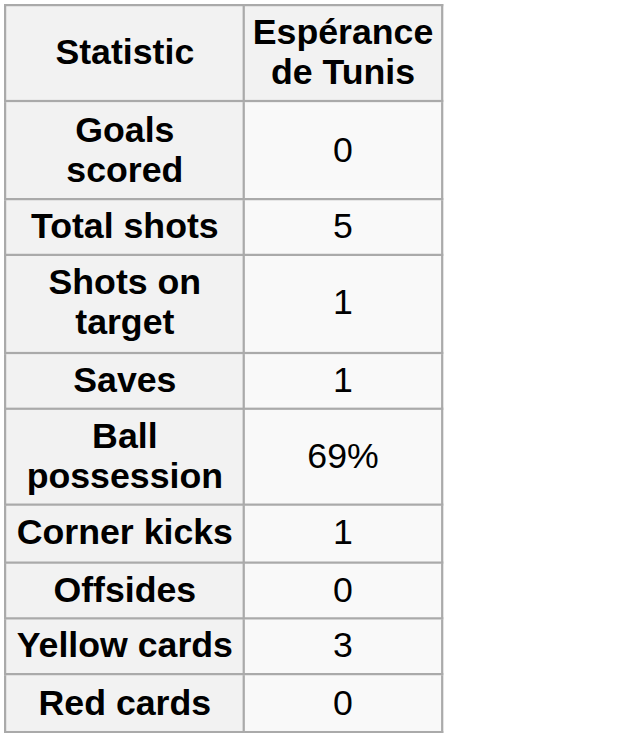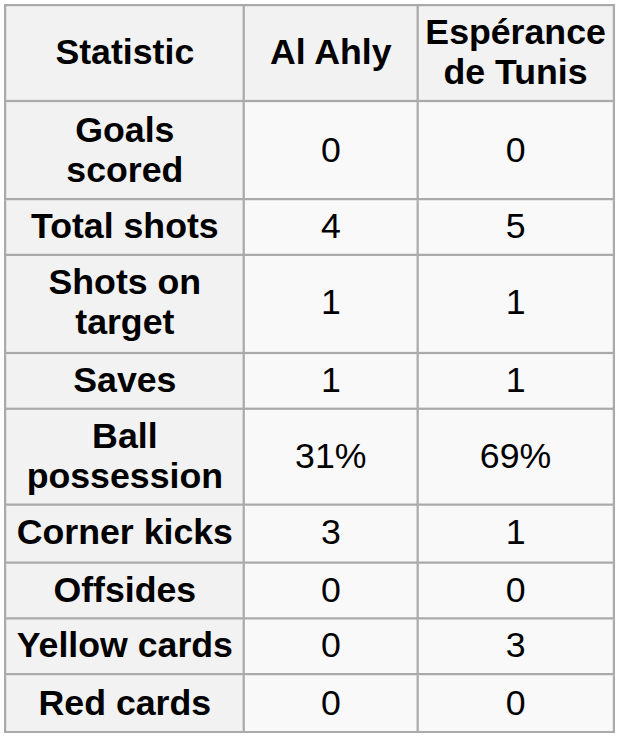+ column: (331, 52)
